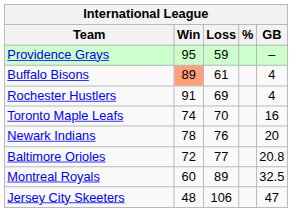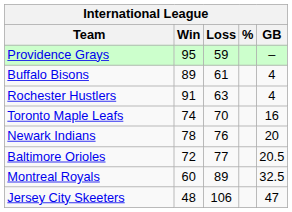(189, 75) lightsalmon background -> (189, 75) no background
(221, 95) 69 -> (221, 95) 63
(272, 156) 20.8 -> (272, 156) 20.5
